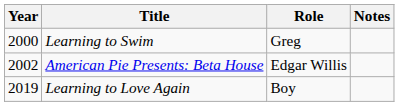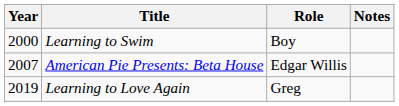(286, 40) Greg -> (283, 40) Boy
(23, 64) 2002 -> (23, 64) 2007
(283, 88) Boy -> (286, 88) Greg
